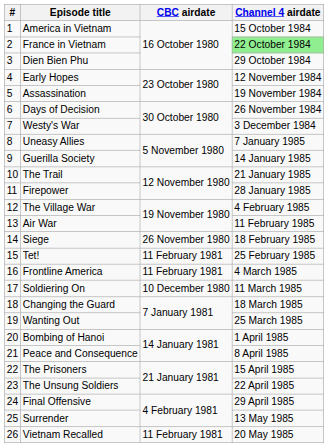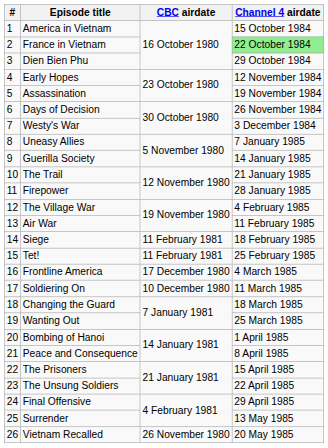(186, 239) 26 November 1980 -> (183, 239) 11 February 1981
(183, 272) 11 February 1981 -> (186, 272) 17 December 1980
(183, 434) 11 February 1981 -> (186, 434) 26 November 1980
